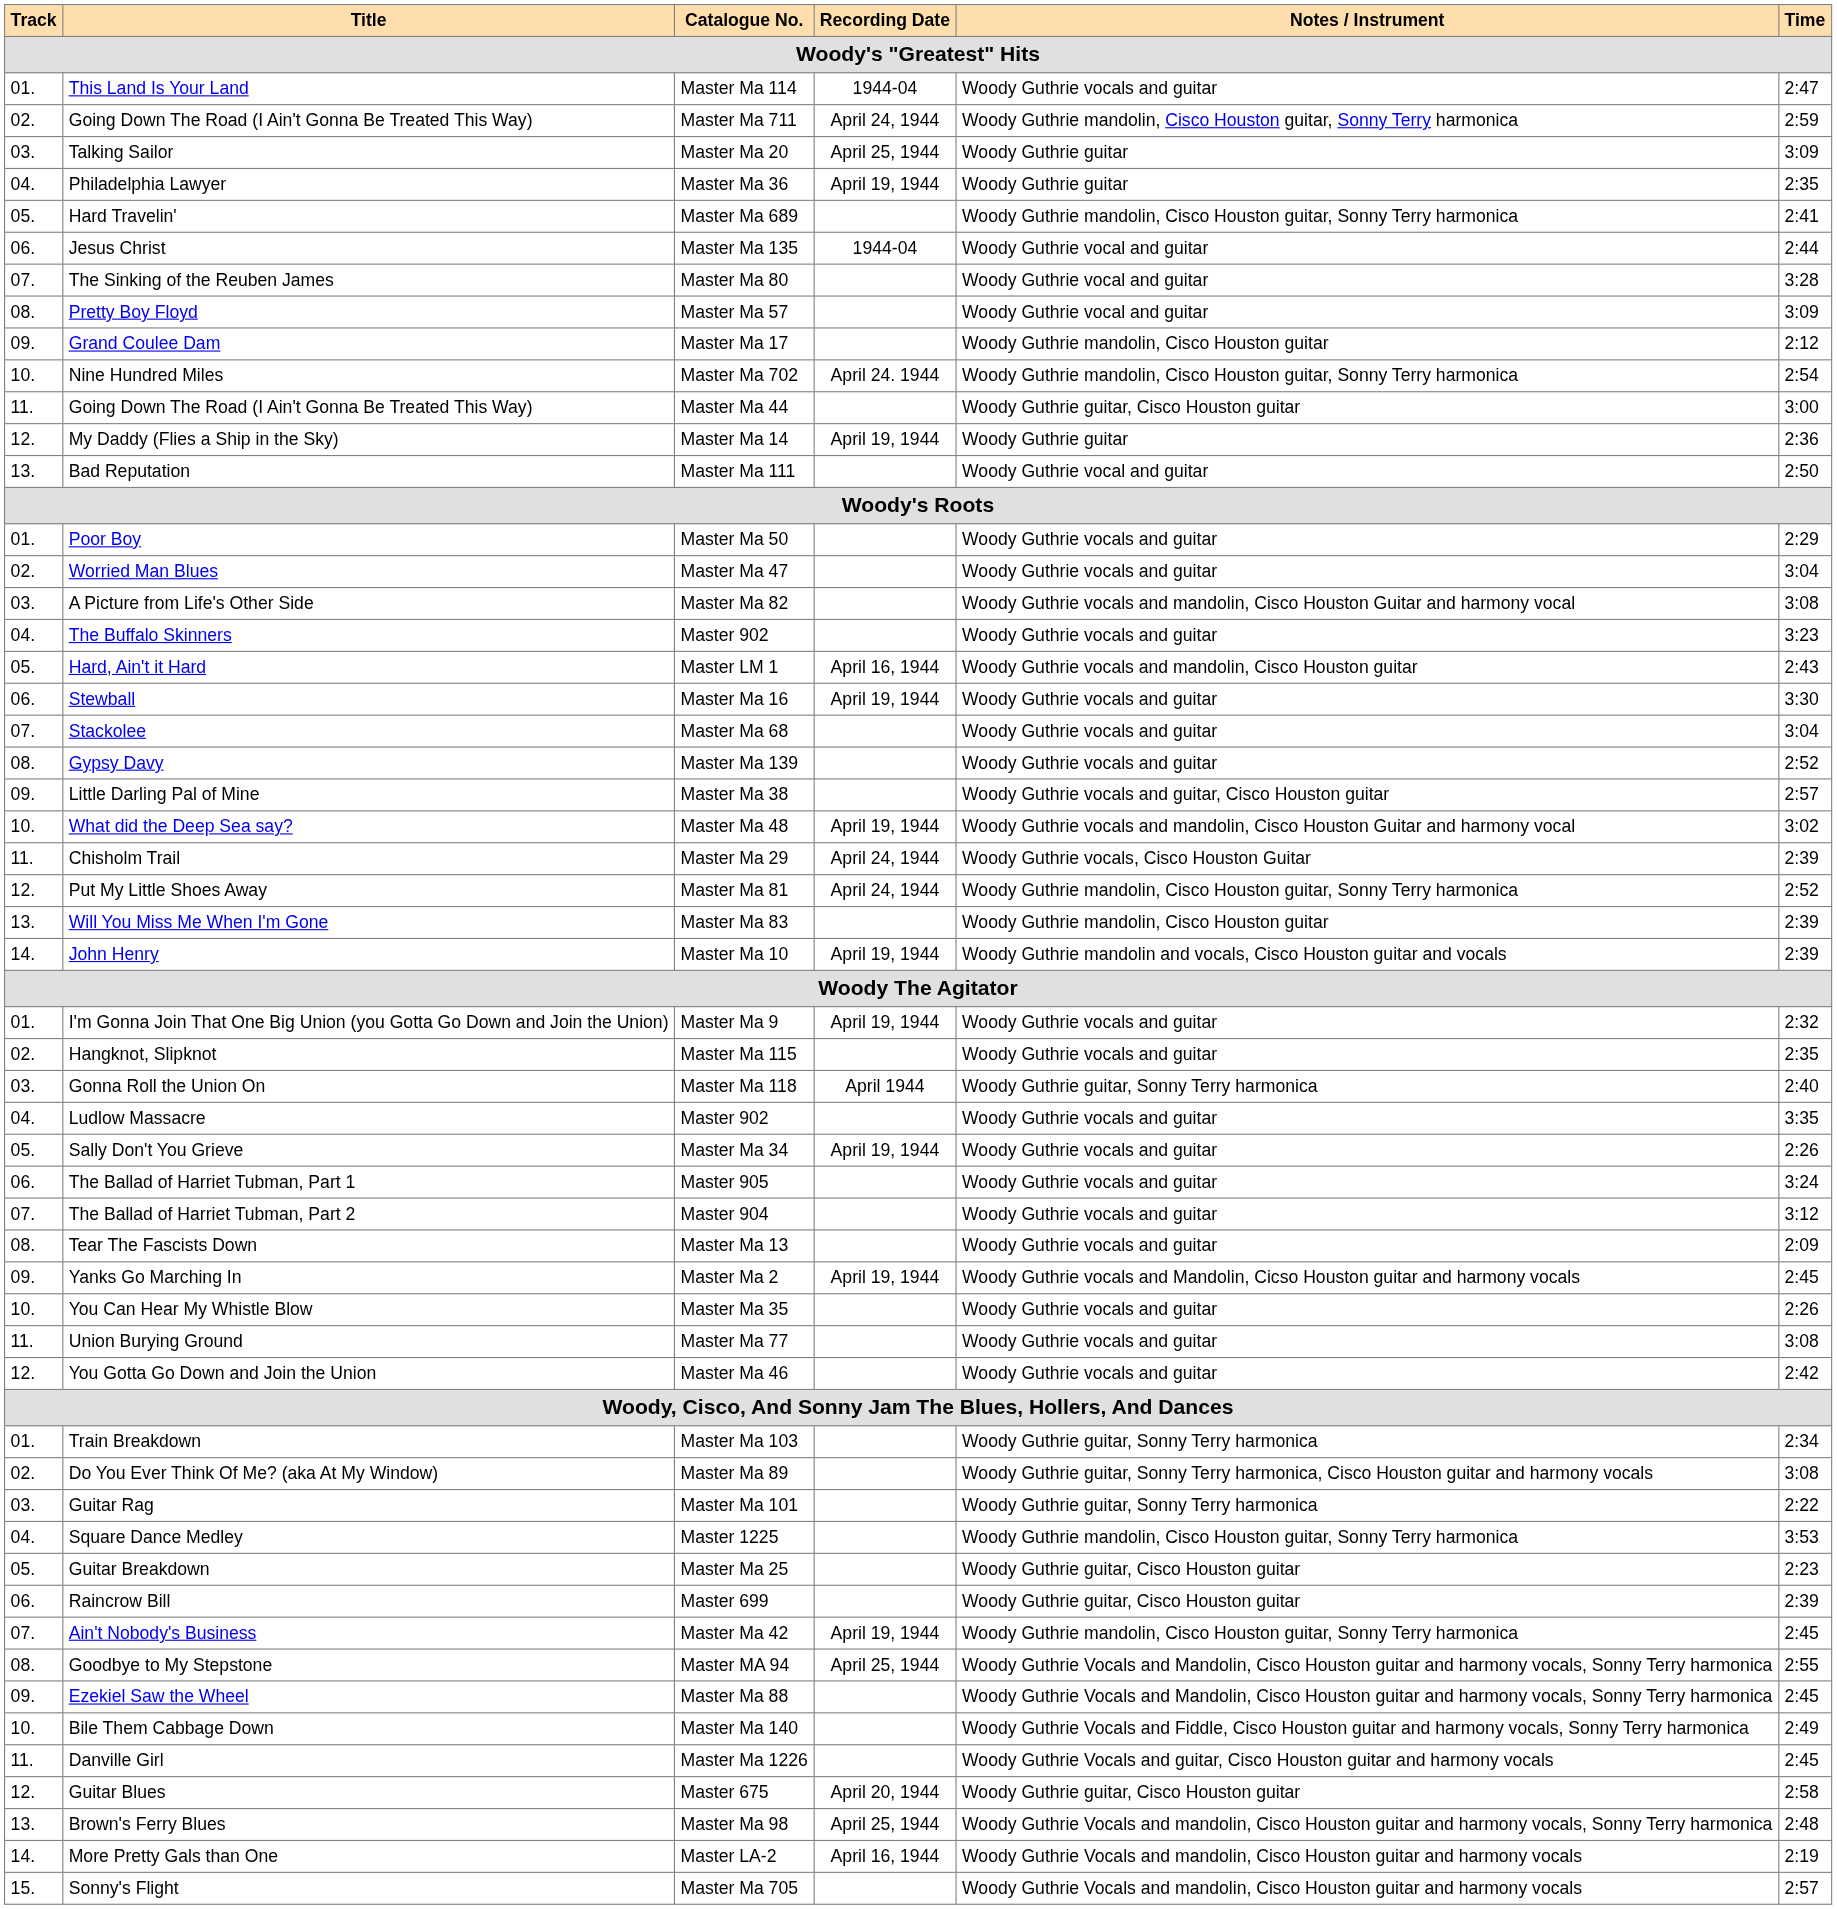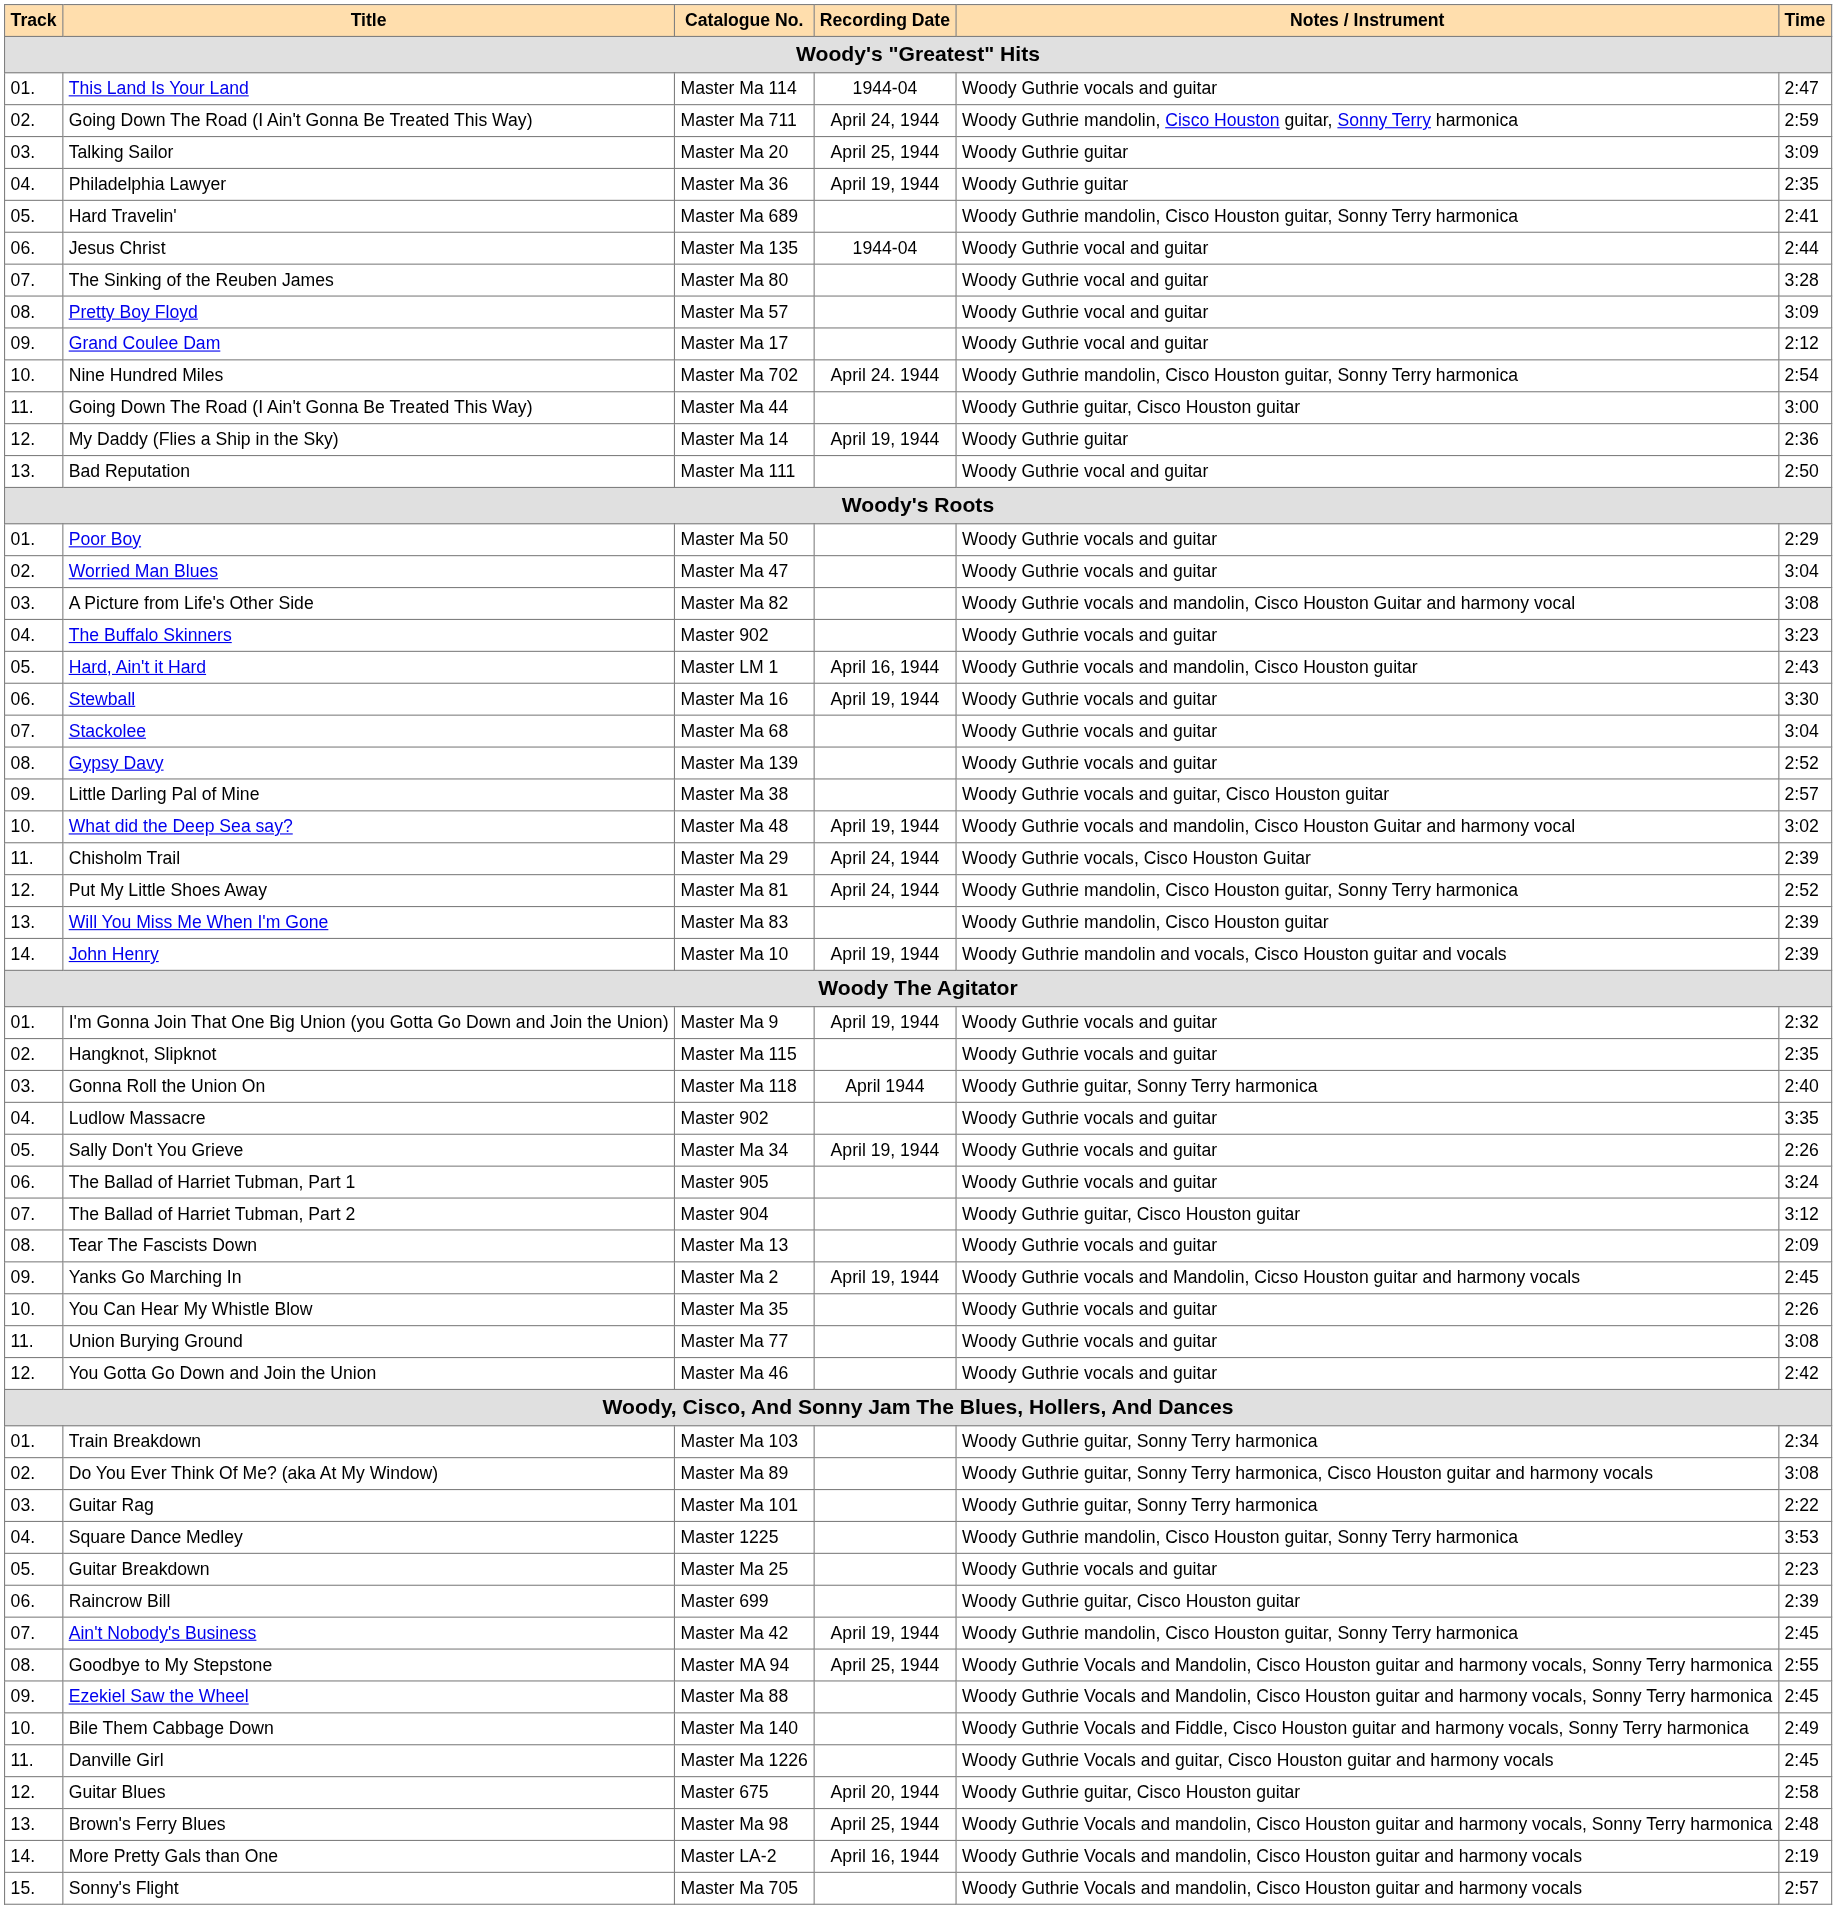(1145, 343) Woody Guthrie mandolin, Cisco Houston guitar -> (1085, 343) Woody Guthrie vocal and guitar
(1090, 1213) Woody Guthrie vocals and guitar -> (1131, 1213) Woody Guthrie guitar, Cisco Houston guitar
(1131, 1569) Woody Guthrie guitar, Cisco Houston guitar -> (1090, 1569) Woody Guthrie vocals and guitar
